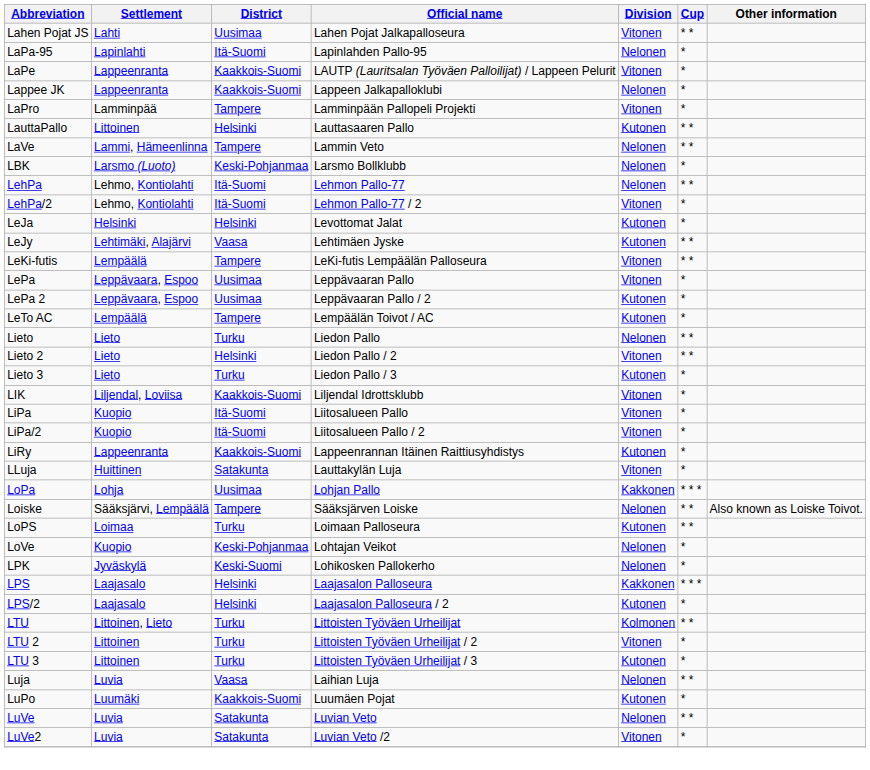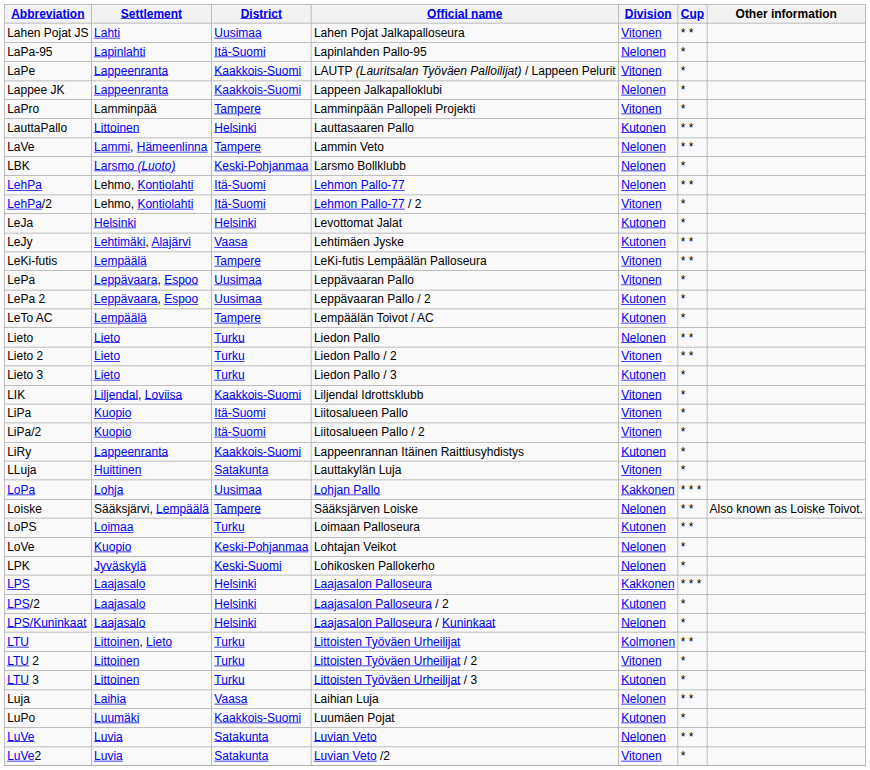(235, 356) Helsinki -> (229, 356) Turku
+ row: (47, 623)
(108, 680) Luvia -> (110, 699) Laihia
